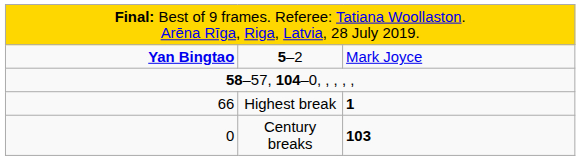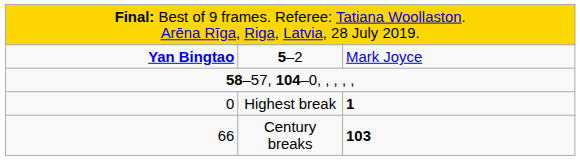(226, 104) 66 -> (230, 104) 0
(230, 136) 0 -> (226, 136) 66
